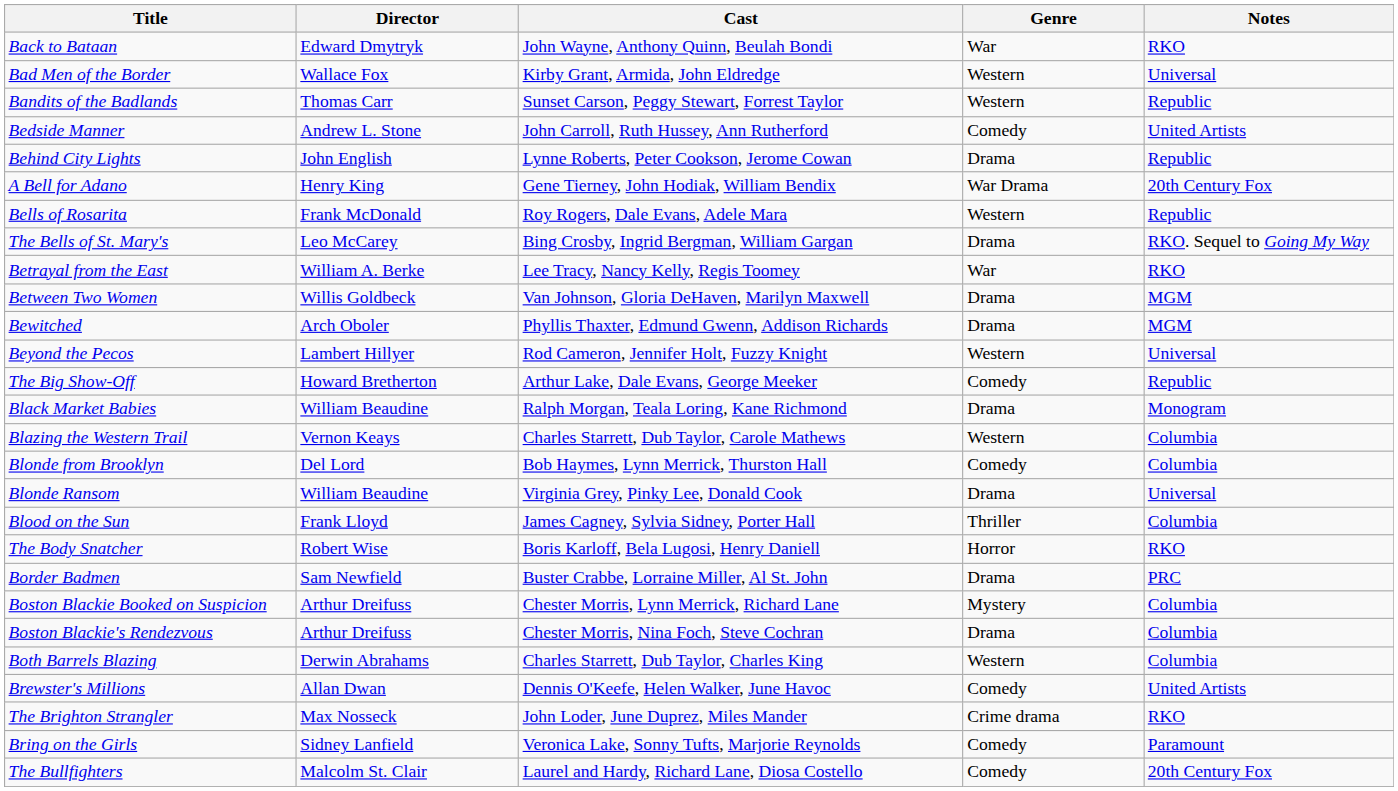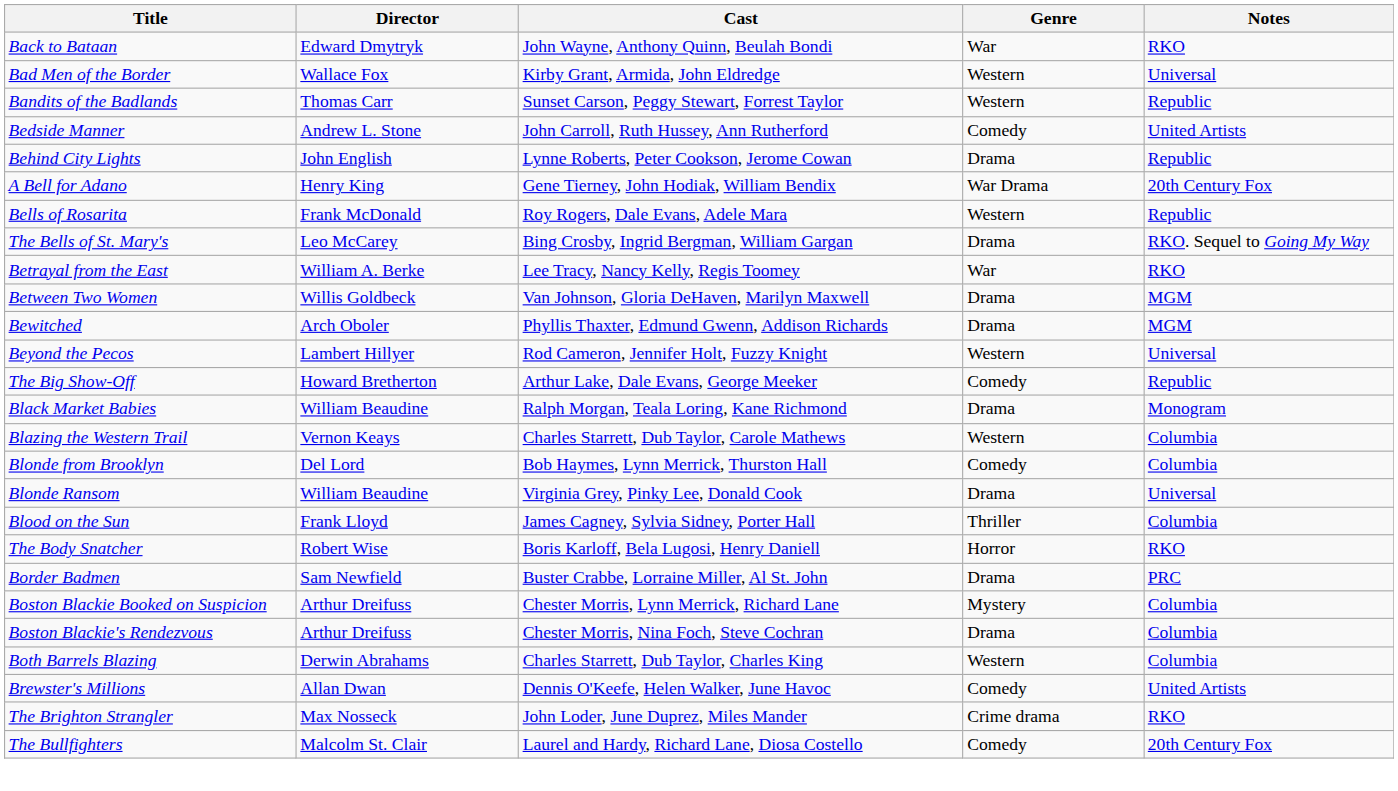- row: (73, 744)
